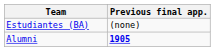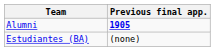rows swapped: (22, 39) <-> (48, 25)
